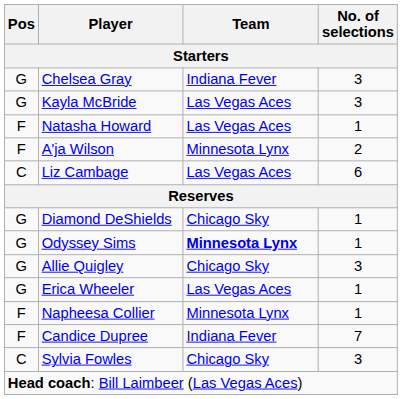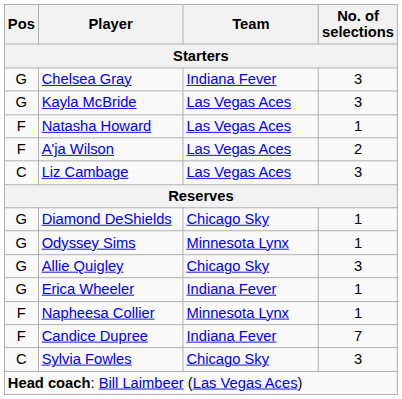(238, 149) Minnesota Lynx -> (239, 149) Las Vegas Aces
(358, 172) 6 -> (358, 172) 3
(242, 242) bold -> (238, 242) normal
(239, 289) Las Vegas Aces -> (231, 289) Indiana Fever
